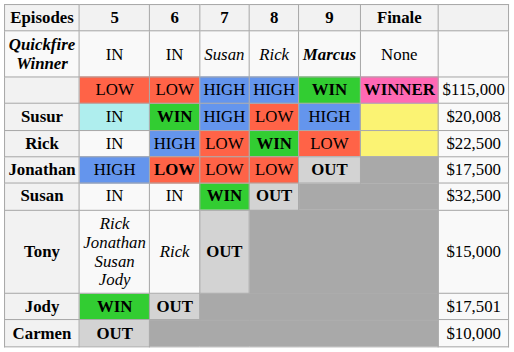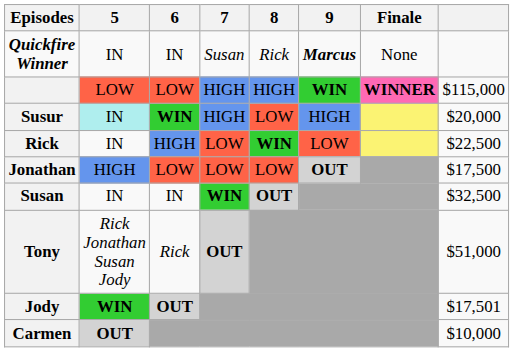(474, 116) $20,008 -> (474, 116) $20,000
(175, 169) bold -> (175, 169) normal
(474, 251) $15,000 -> (474, 251) $51,000
